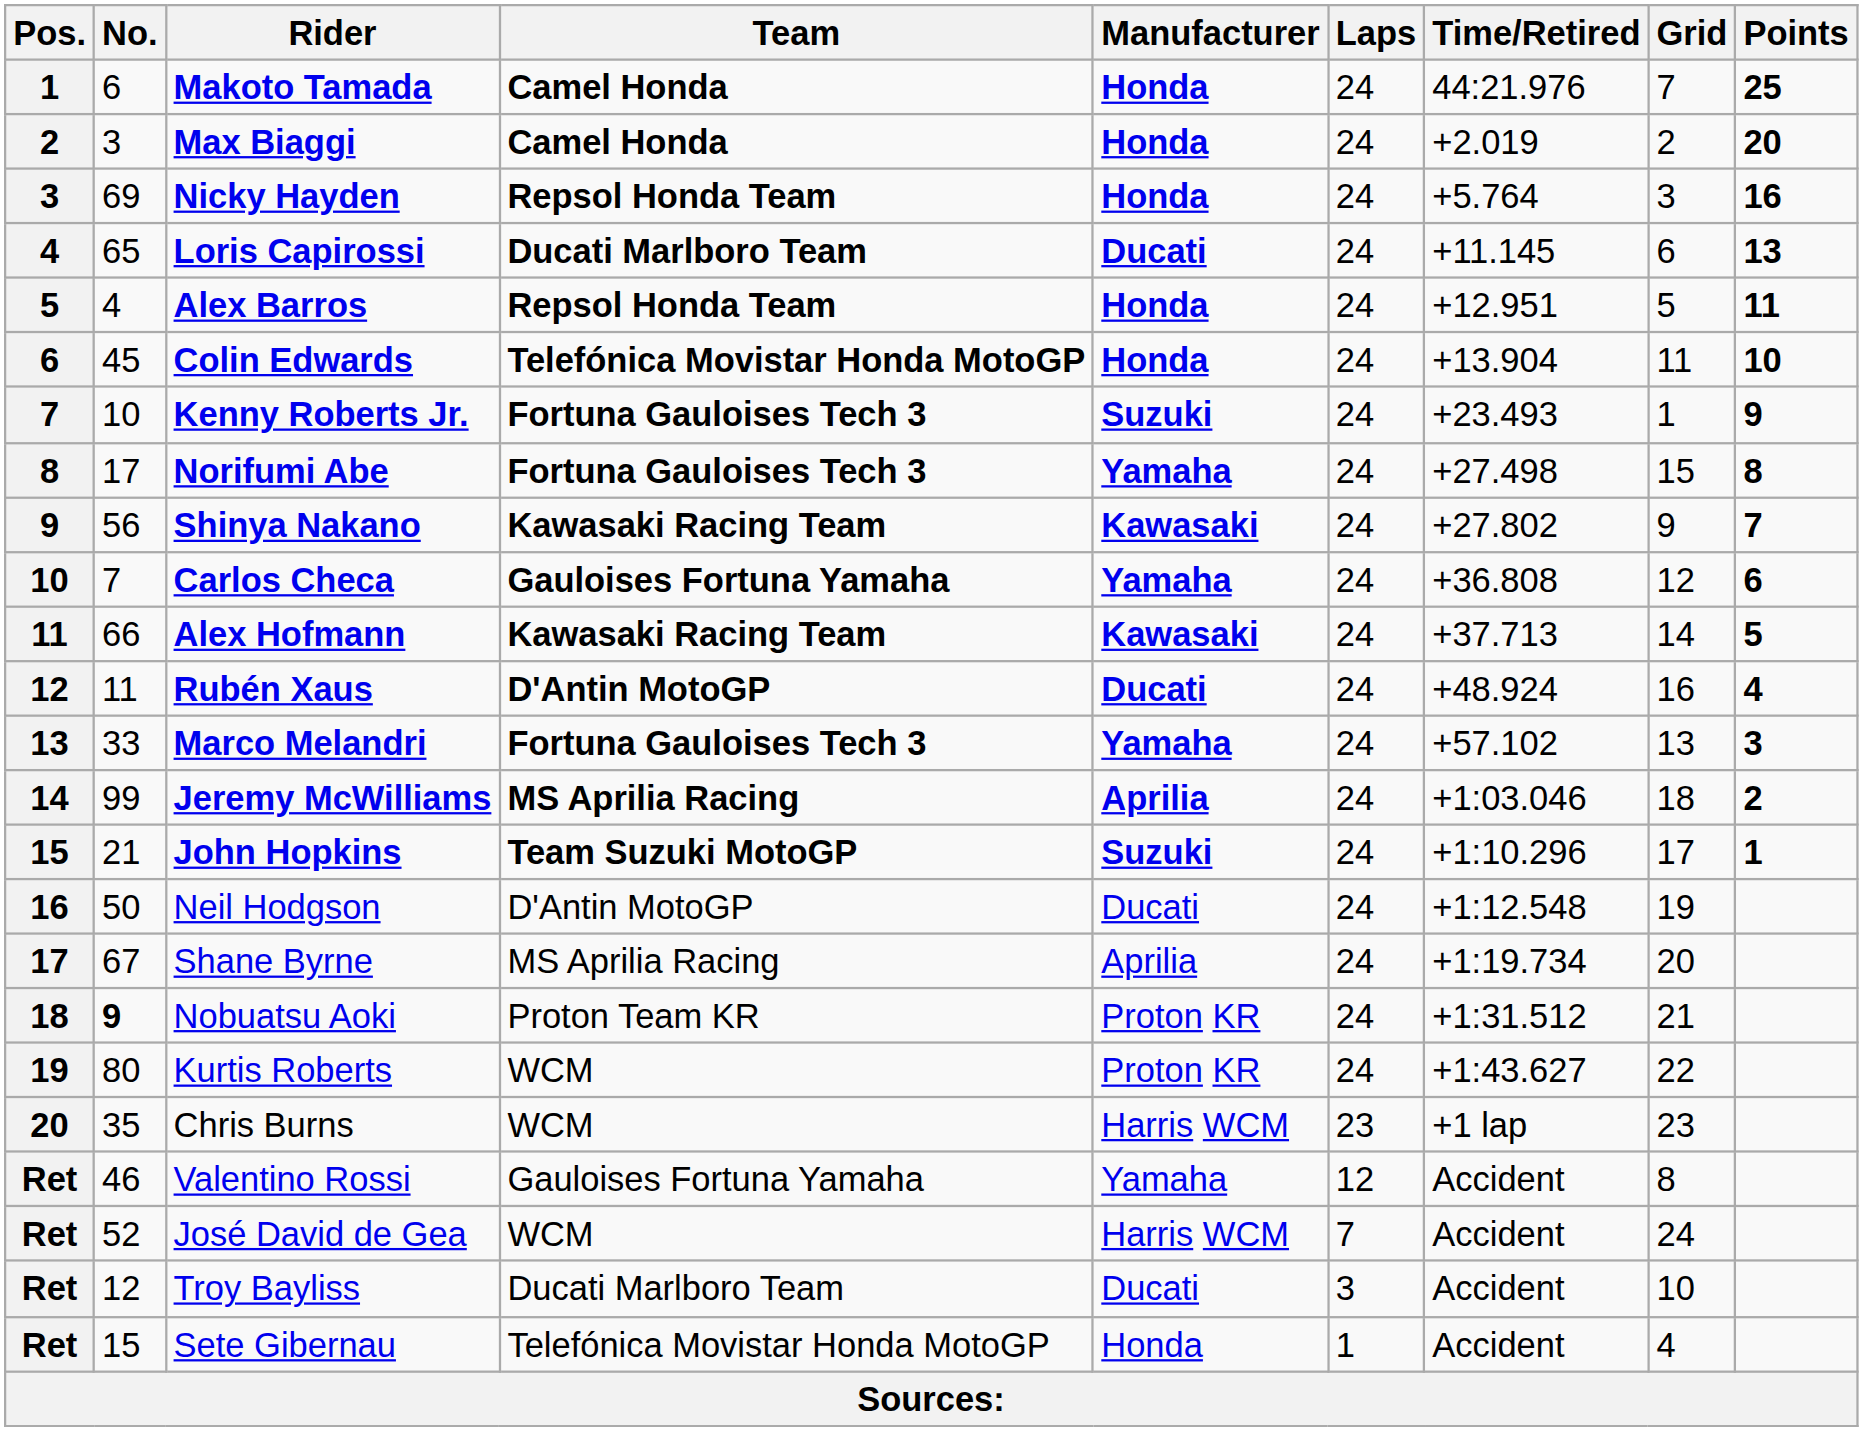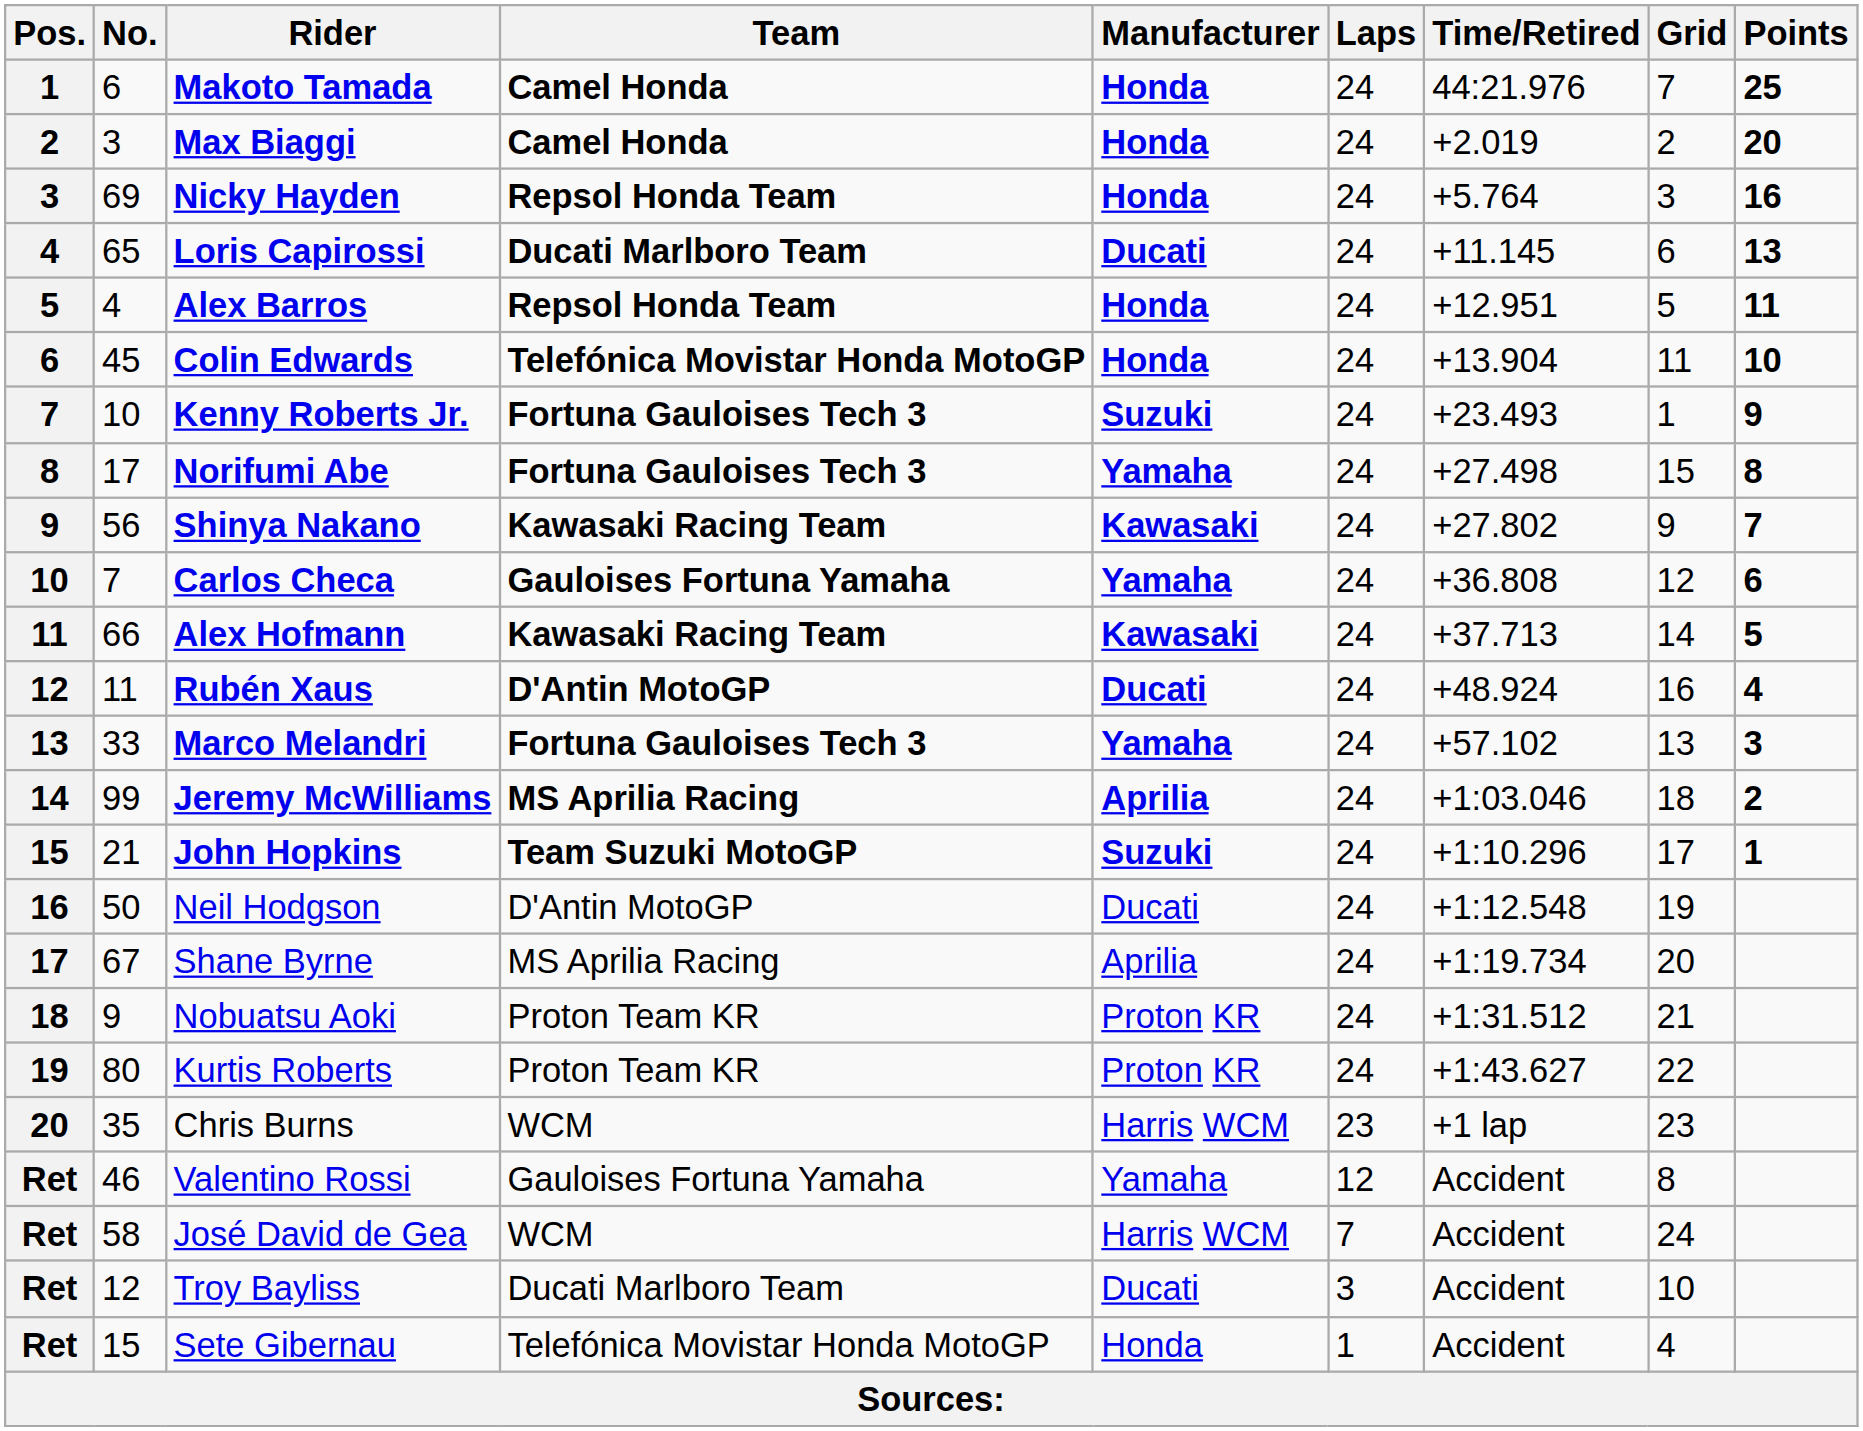(112, 1016) bold -> (112, 1016) normal
(551, 1070) WCM -> (634, 1070) Proton Team KR
(121, 1234) 52 -> (121, 1234) 58
